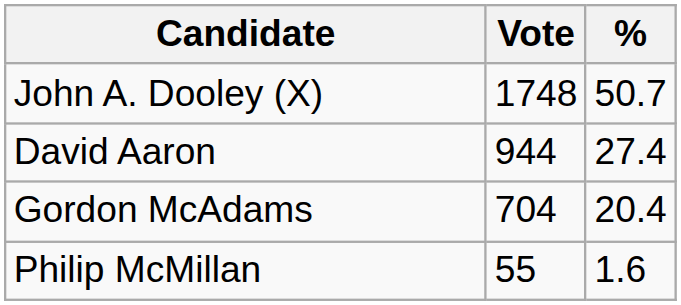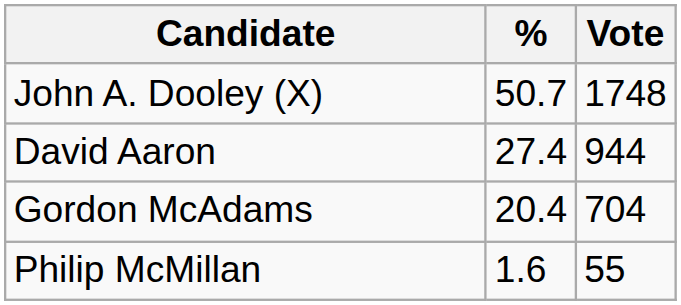columns swapped: (536, 33) <-> (631, 33)
